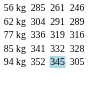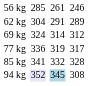+ row: (15, 35)
(77, 35) 316 -> (77, 48) 317
(38, 62) no background -> (38, 75) lavender background
(77, 62) 305 -> (77, 75) 308
